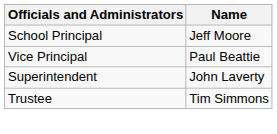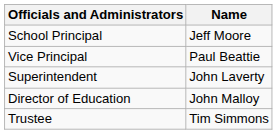+ row: (69, 98)
